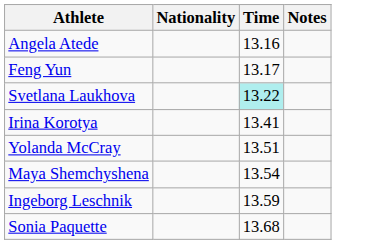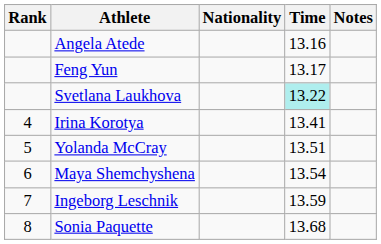+ column: (28, 17)
